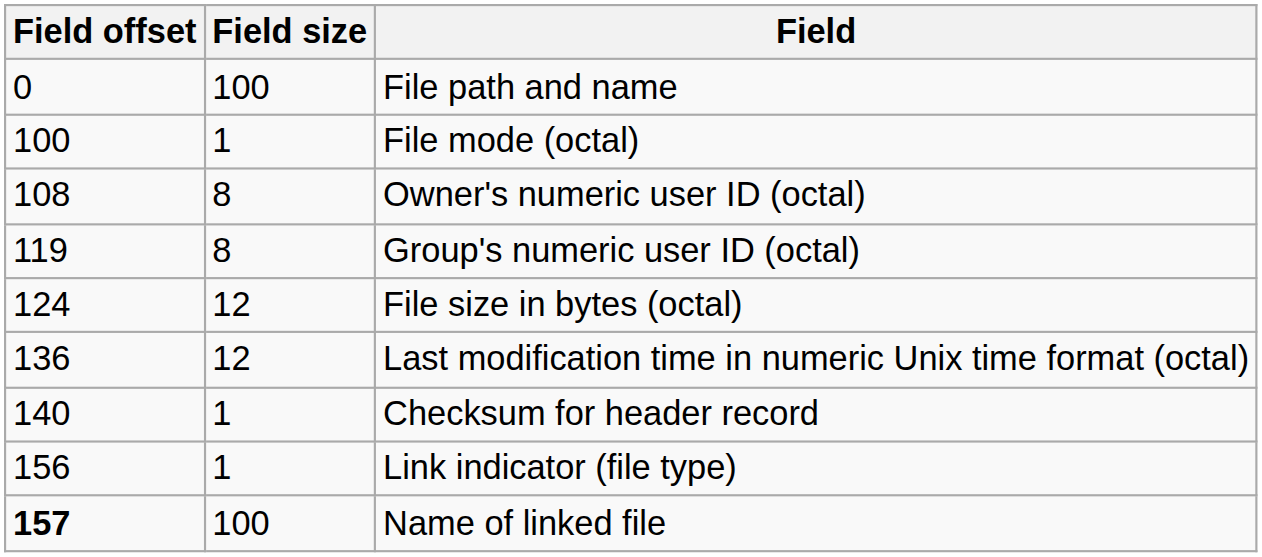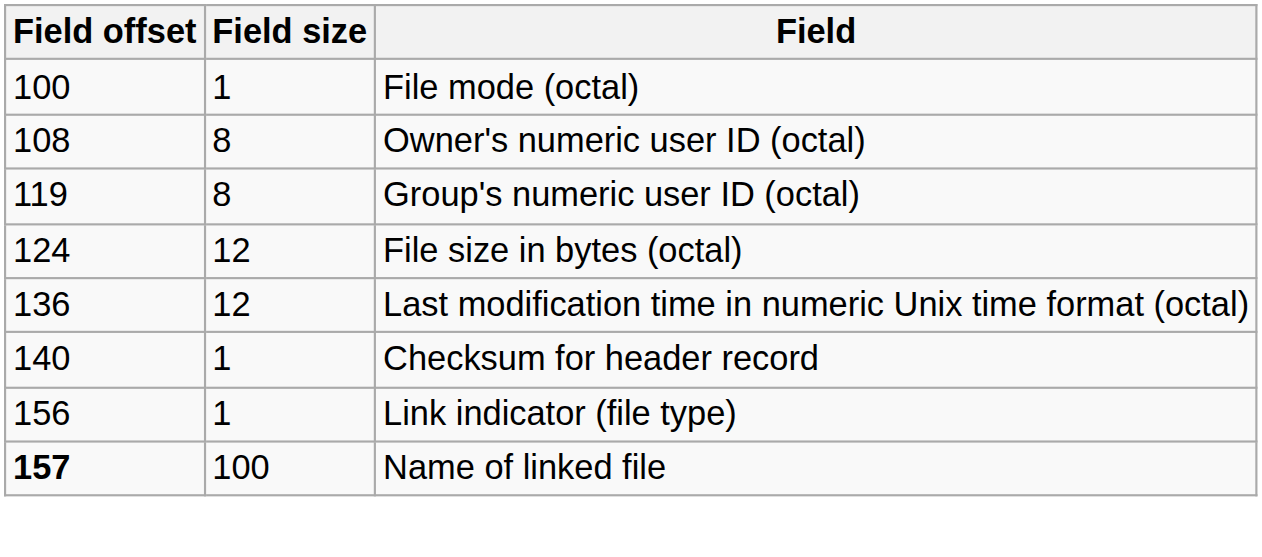- row: (530, 86)
